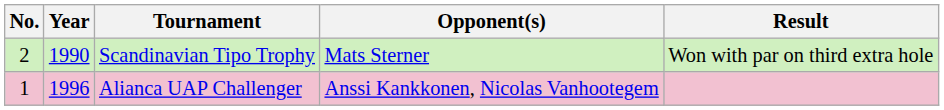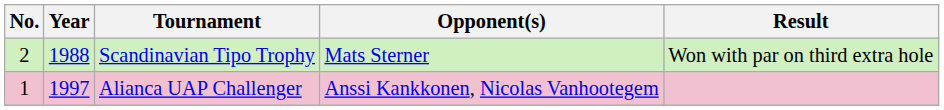(69, 55) 1990 -> (69, 55) 1988
(69, 88) 1996 -> (69, 88) 1997
